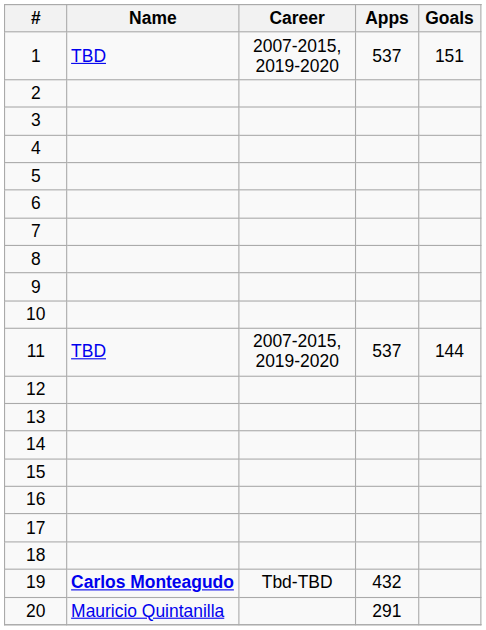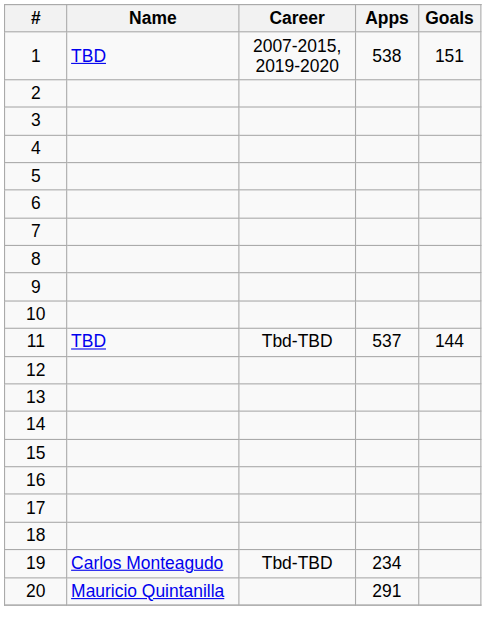(387, 55) 537 -> (387, 55) 538
(297, 352) 2007-2015, 2019-2020 -> (297, 342) Tbd-TBD
(152, 583) bold -> (147, 563) normal
(387, 583) 432 -> (387, 563) 234
